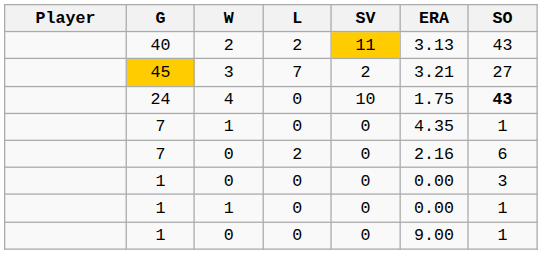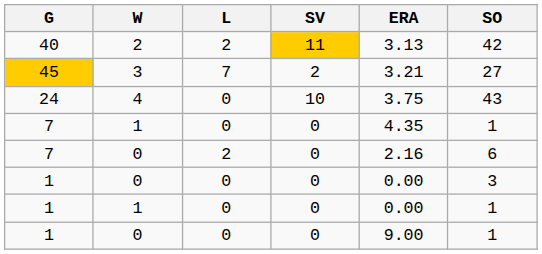- column: (65, 18)
(502, 45) 43 -> (492, 45) 42
(434, 100) 1.75 -> (404, 100) 3.75
(502, 100) bold -> (492, 100) normal
